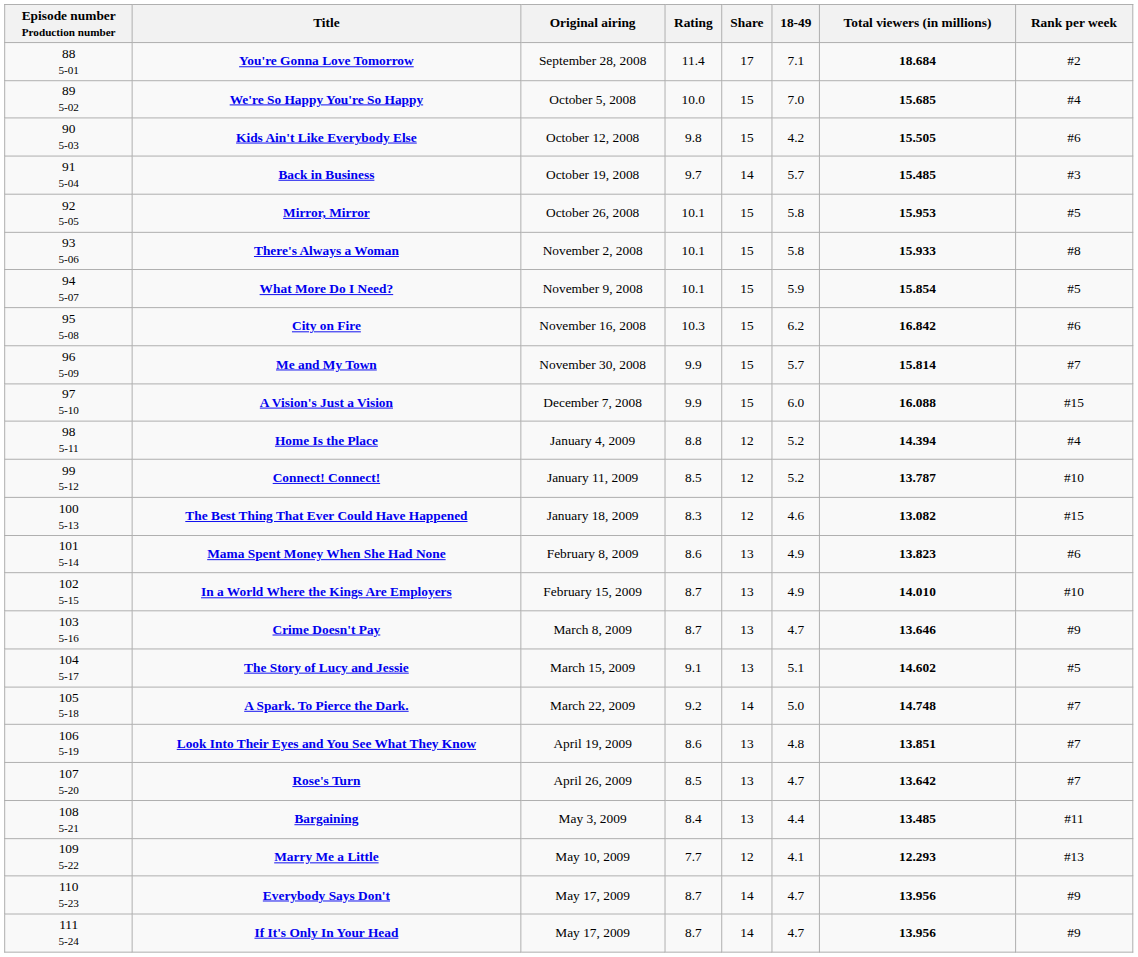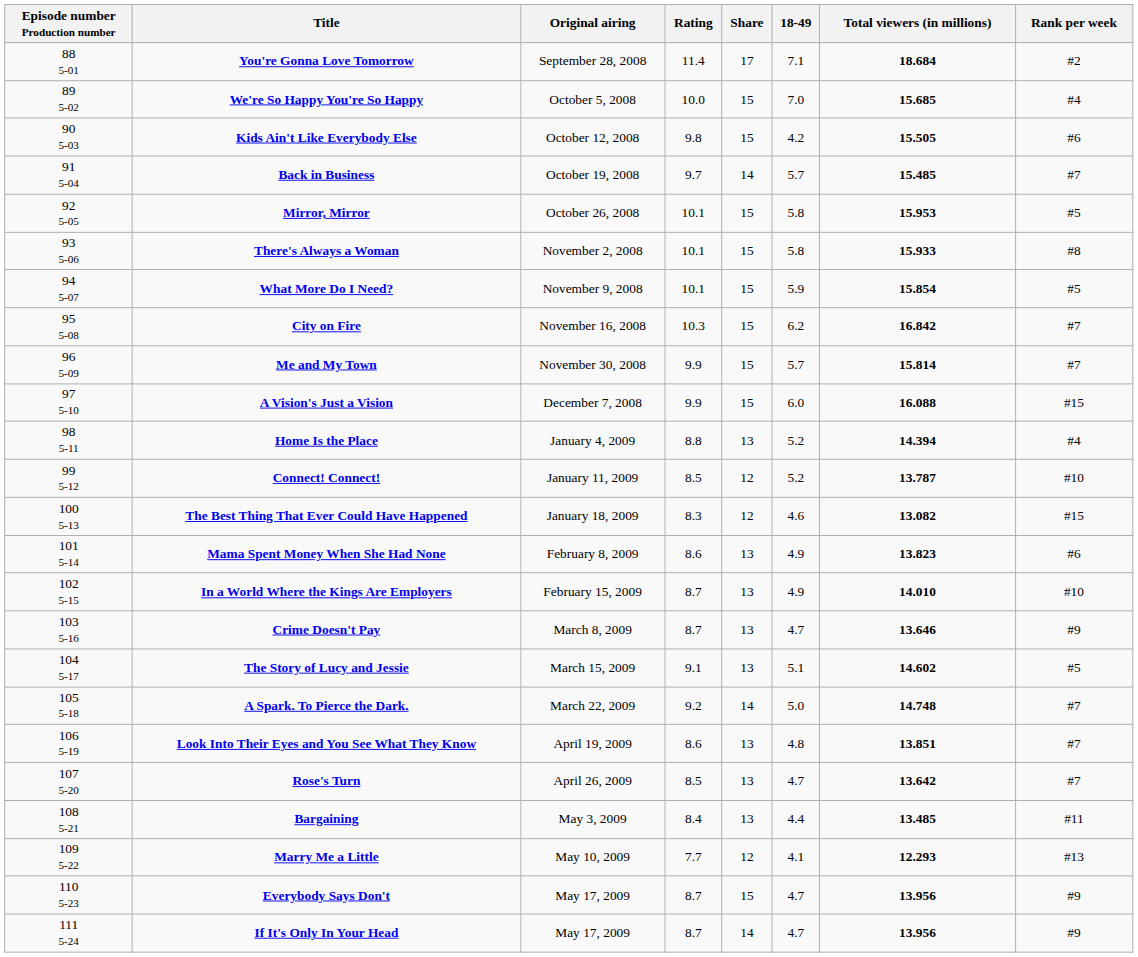(1074, 175) #3 -> (1074, 175) #7
(1074, 327) #6 -> (1074, 327) #7
(747, 440) 12 -> (747, 440) 13
(747, 895) 14 -> (747, 895) 15
